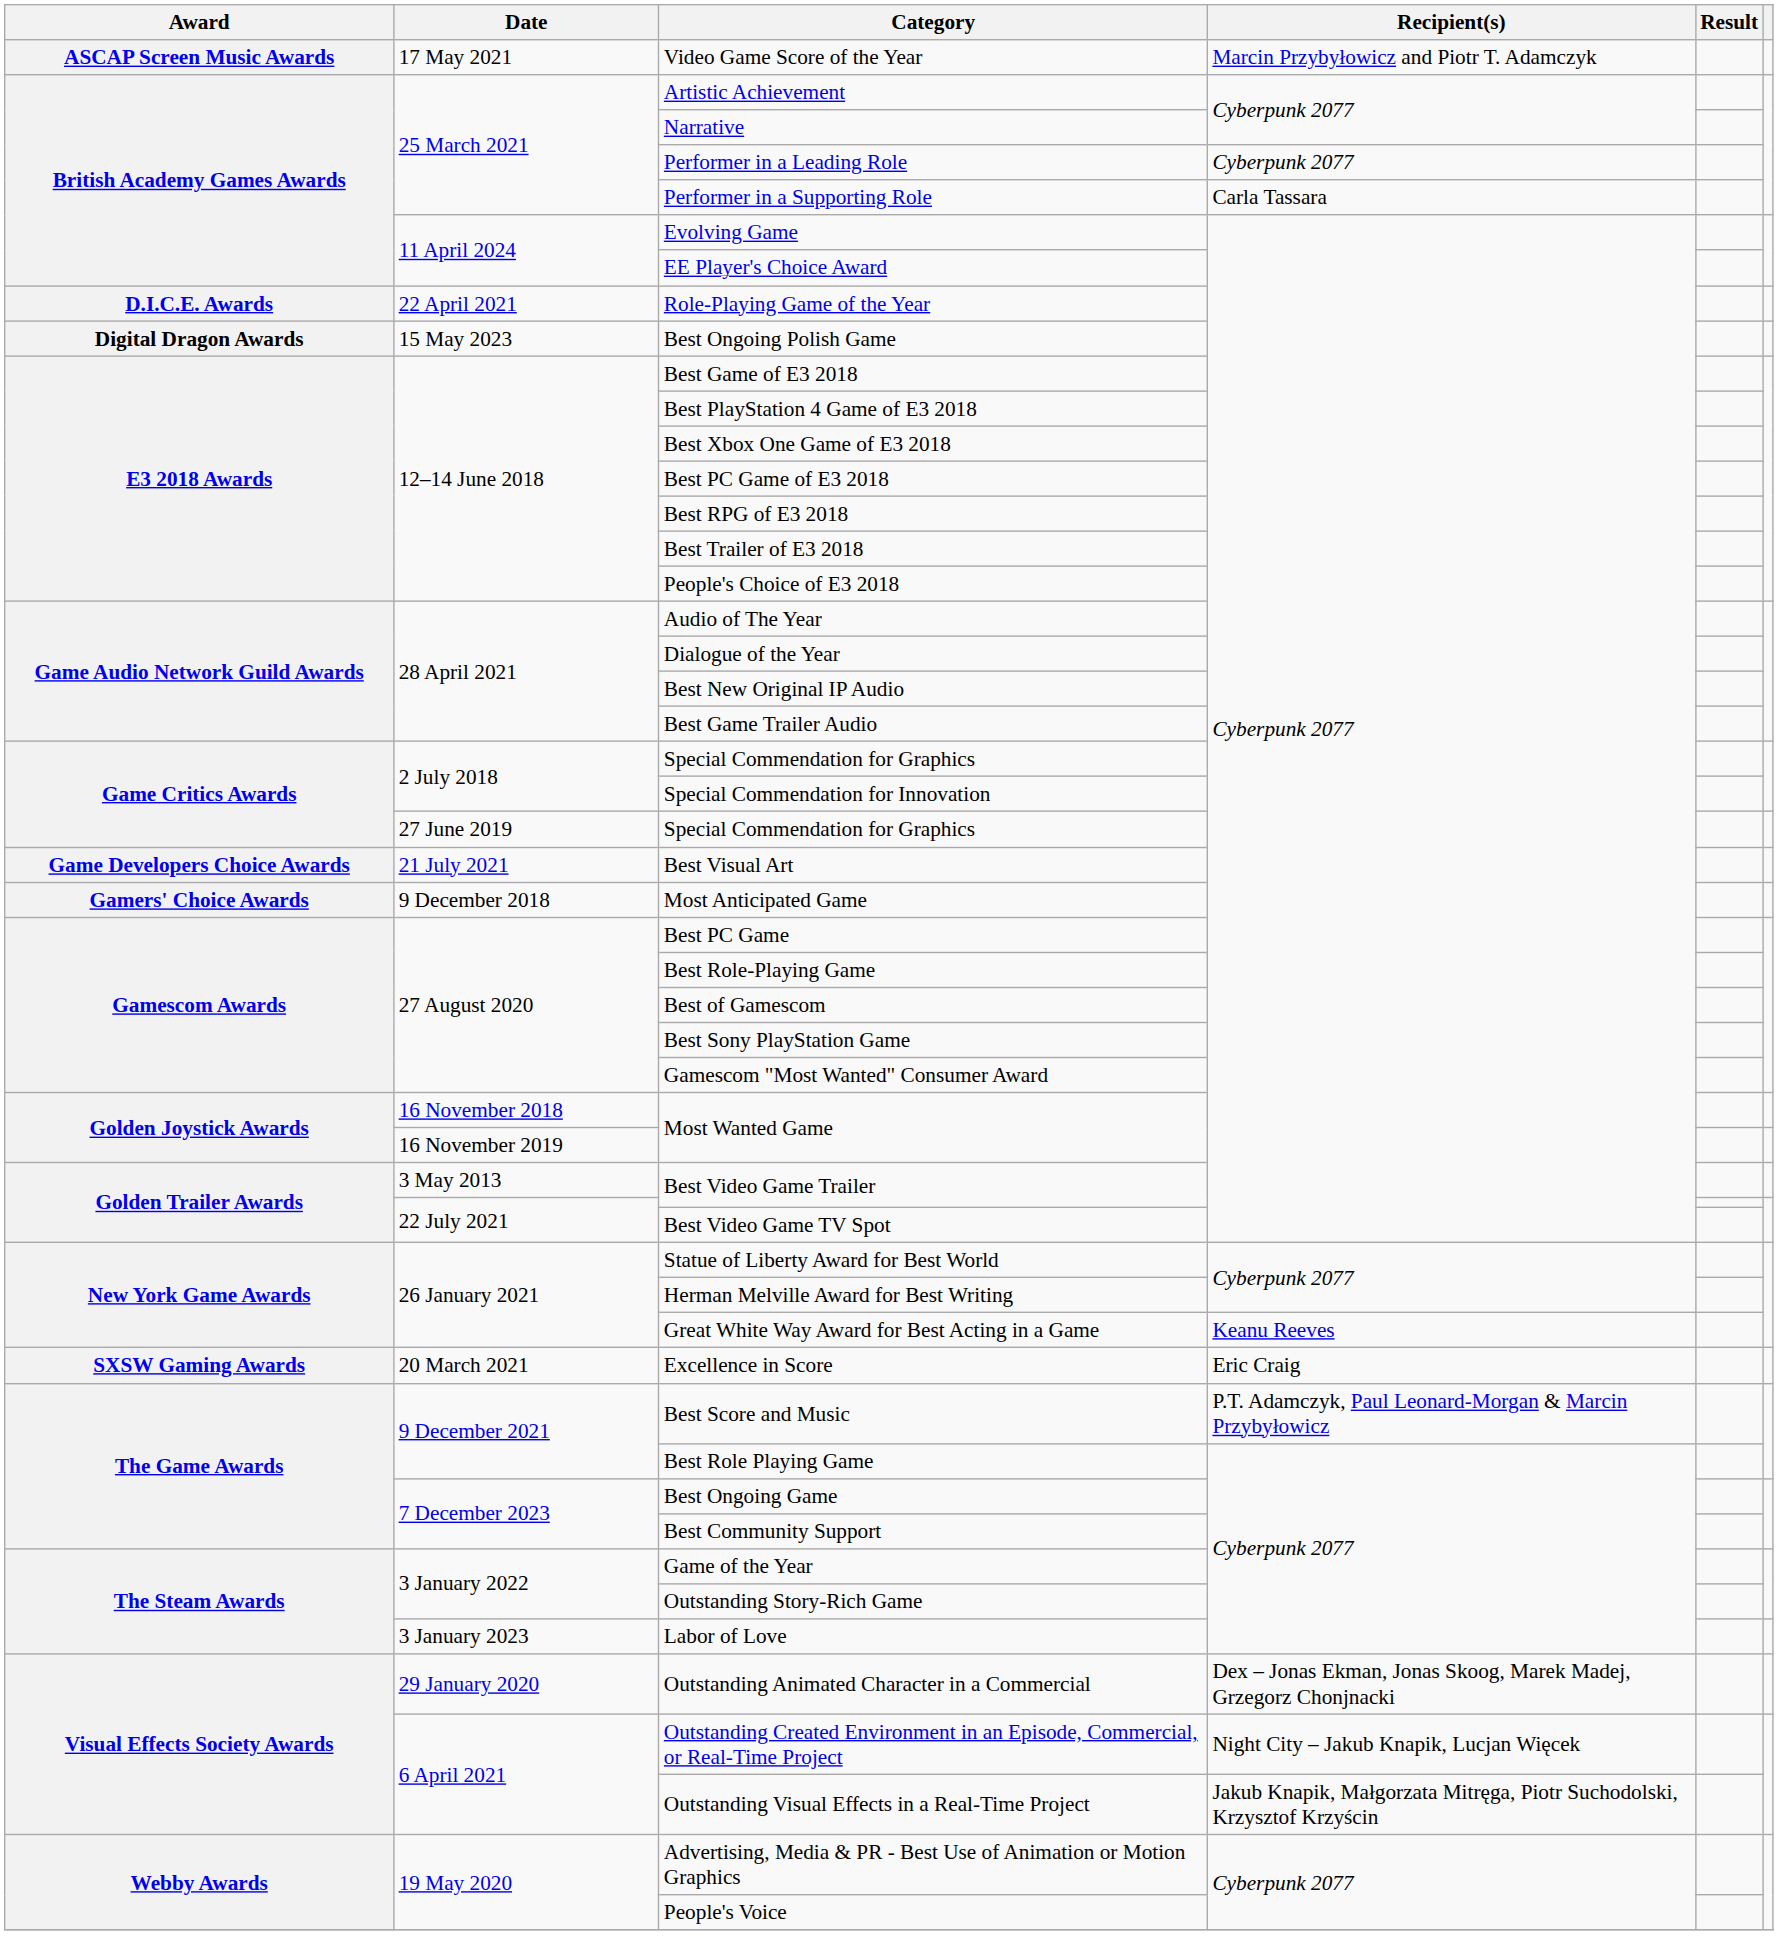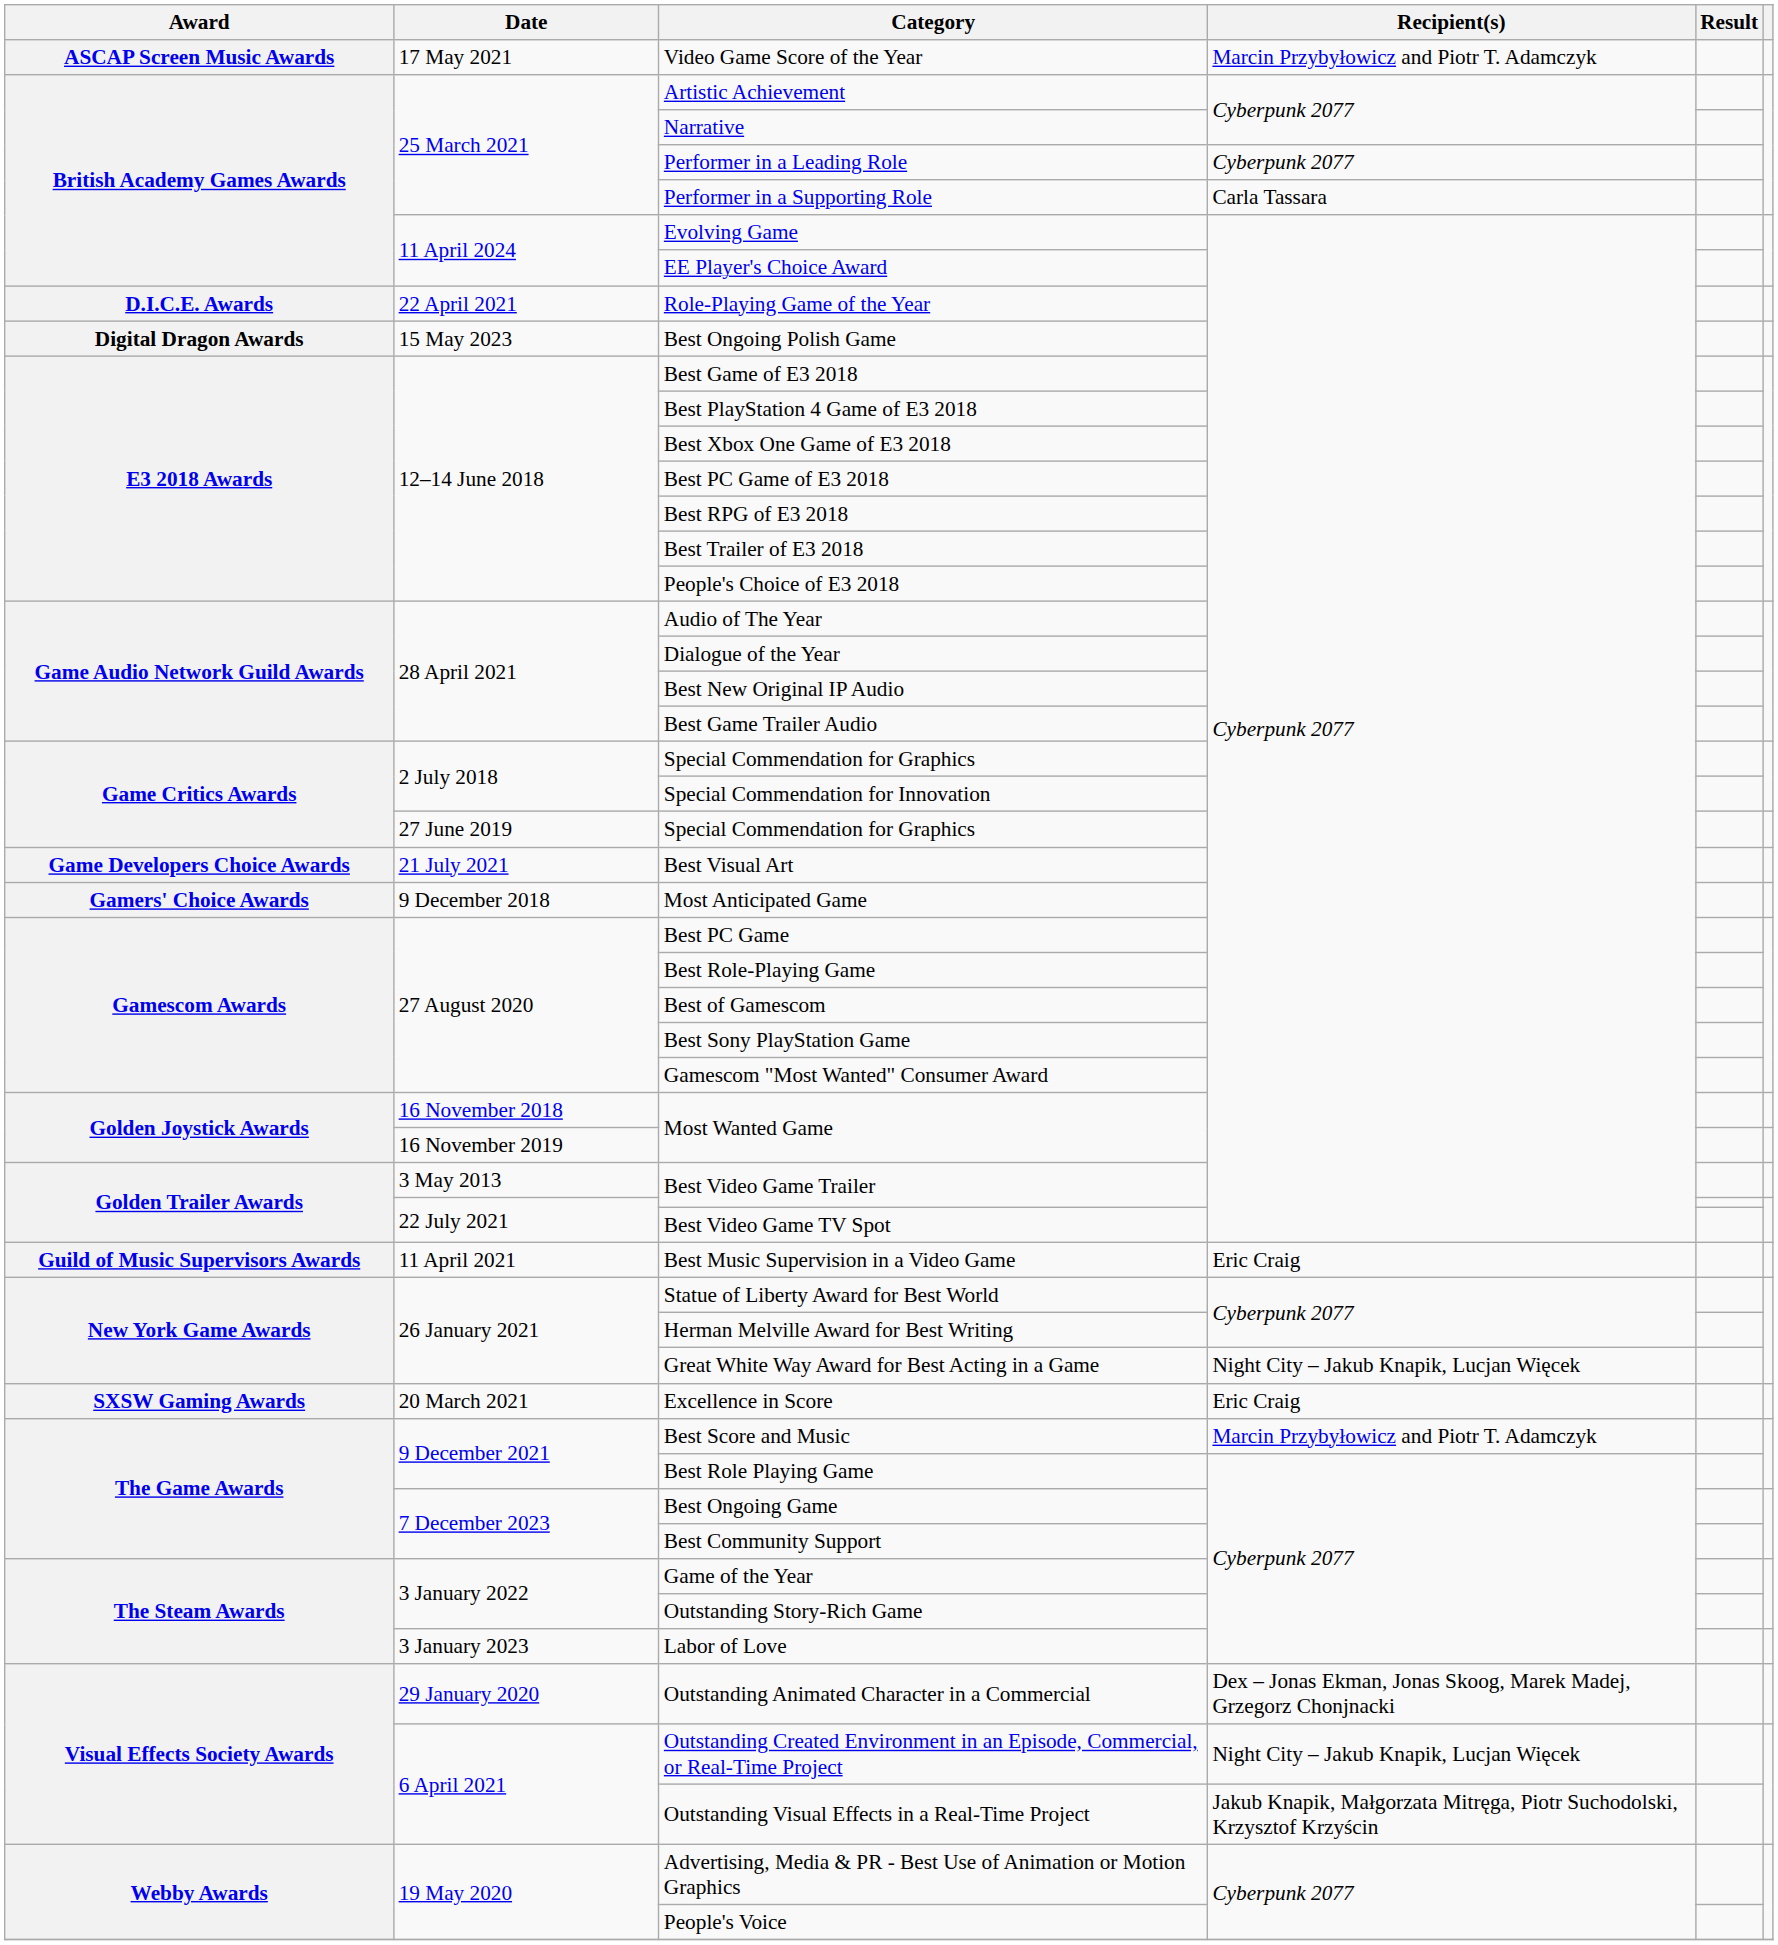+ row: (457, 1260)
(1274, 1330) Keanu Reeves -> (1396, 1365) Night City – Jakub Knapik, Lucjan Więcek
(1420, 1413) P.T. Adamczyk, Paul Leonard-Morgan & Marcin Przybyłowicz -> (1405, 1435) Marcin Przybyłowicz and Piotr T. Adamczyk
